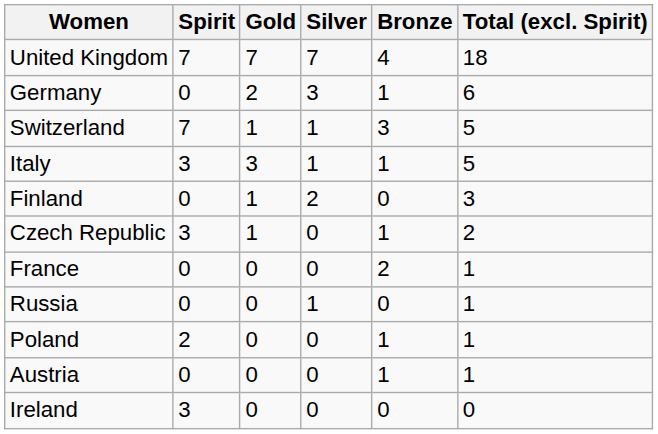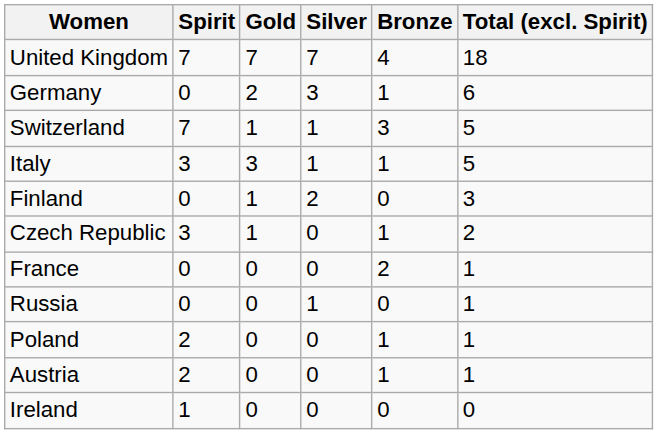(185, 374) 0 -> (185, 374) 2
(185, 410) 3 -> (185, 410) 1
